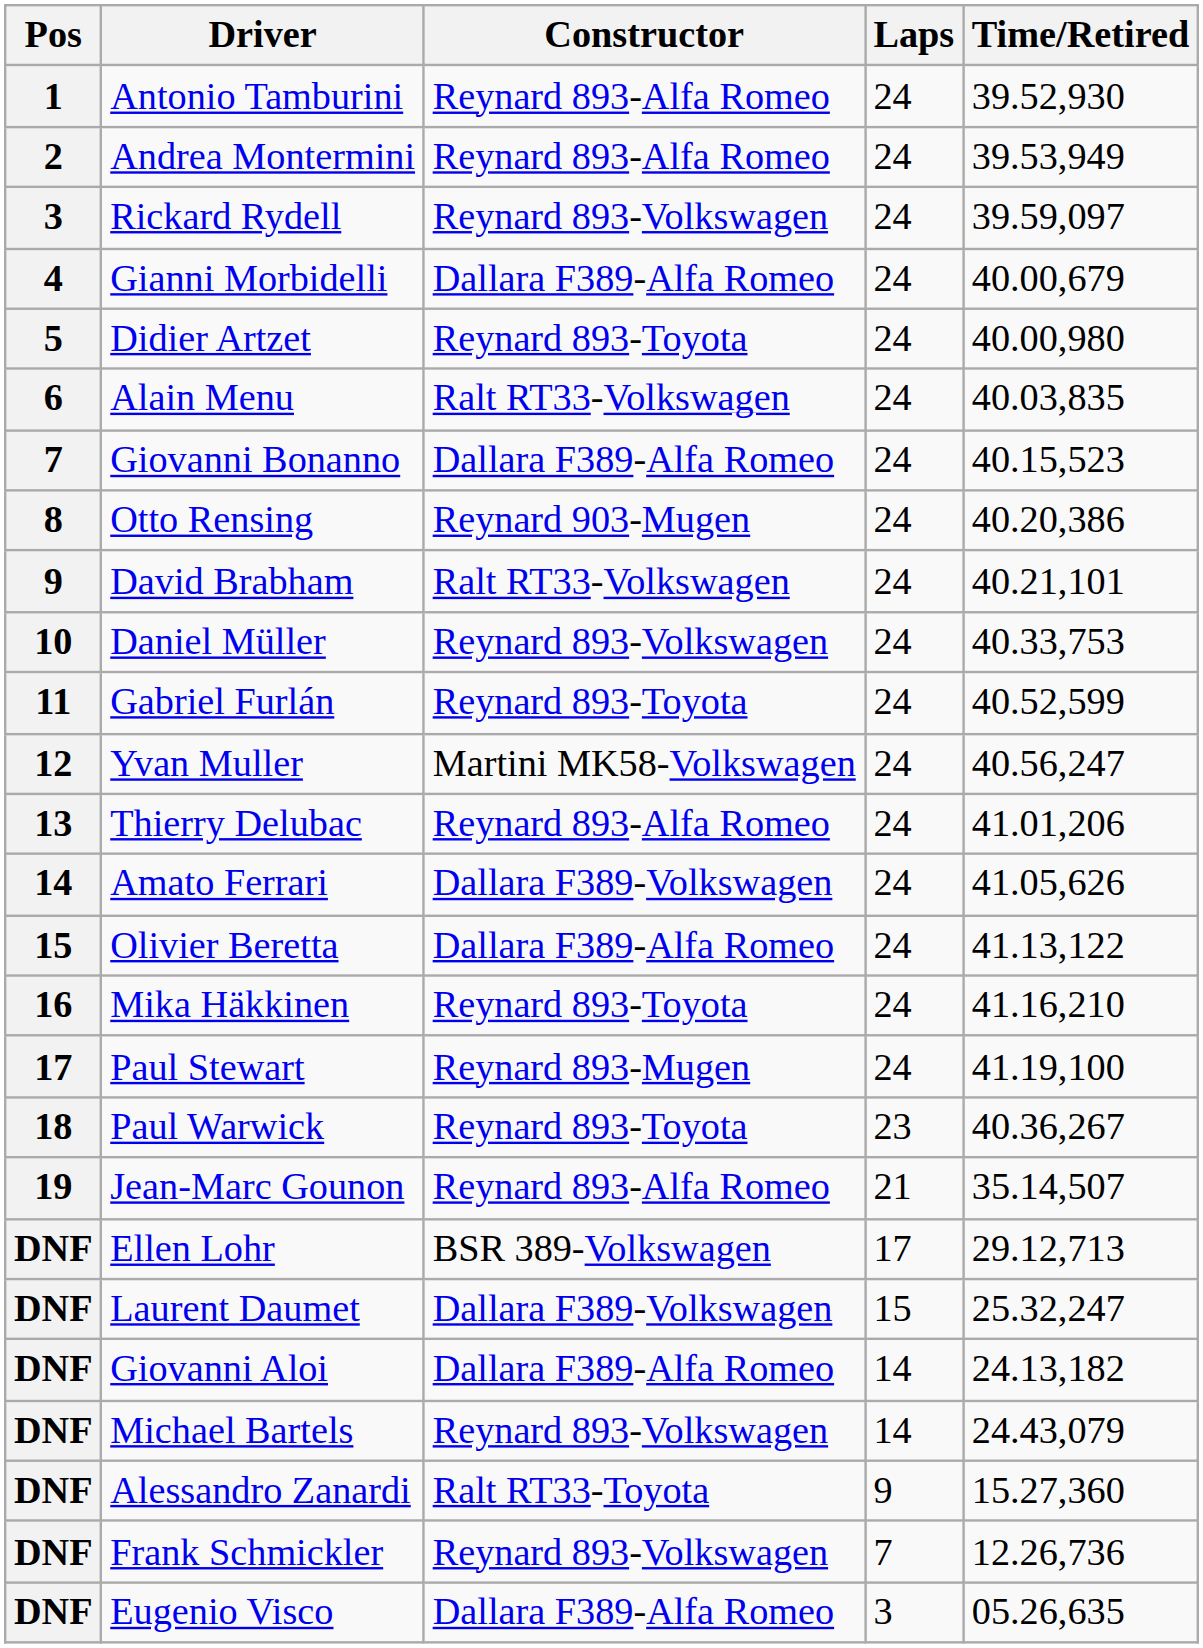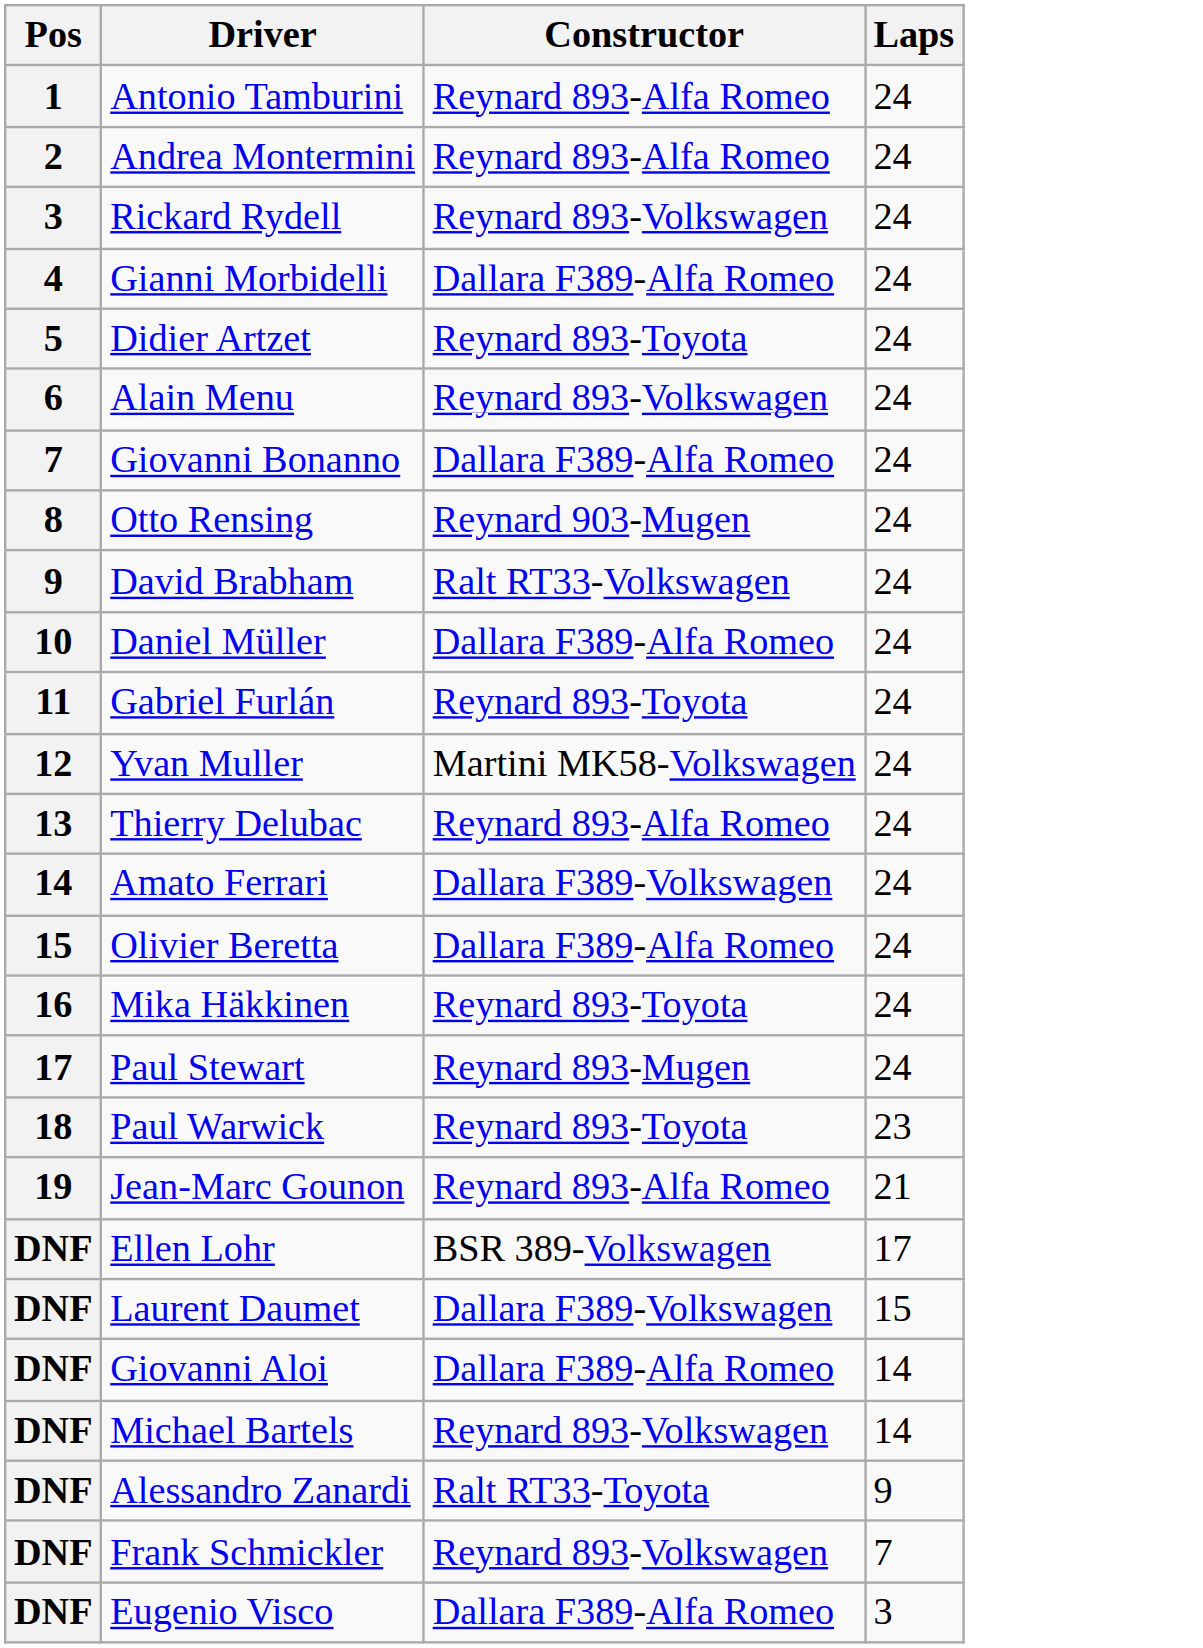- column: (1080, 34)
(611, 398) Ralt RT33-Volkswagen -> (630, 398) Reynard 893-Volkswagen
(630, 641) Reynard 893-Volkswagen -> (633, 641) Dallara F389-Alfa Romeo
